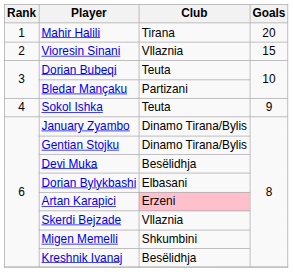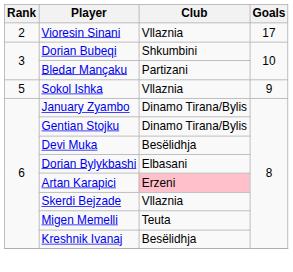- row: (71, 32)
(269, 51) 15 -> (269, 32) 17
(156, 70) Teuta -> (169, 51) Shkumbini
(22, 107) 4 -> (22, 88) 5
(156, 107) Teuta -> (162, 88) Vllaznia
(169, 239) Shkumbini -> (156, 220) Teuta
